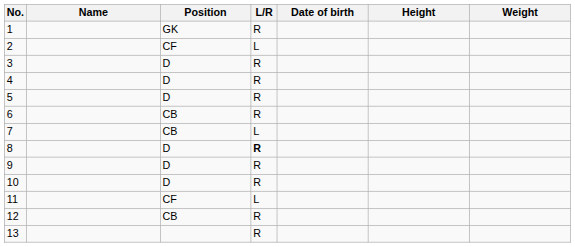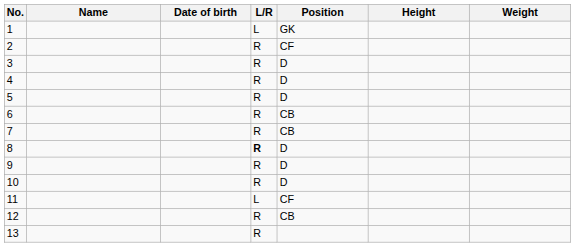columns swapped: (323, 13) <-> (205, 13)
(257, 30) R -> (256, 30) L
(256, 47) L -> (257, 47) R
(256, 132) L -> (257, 132) R
